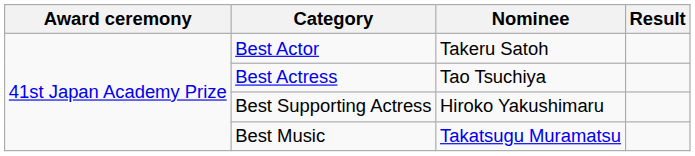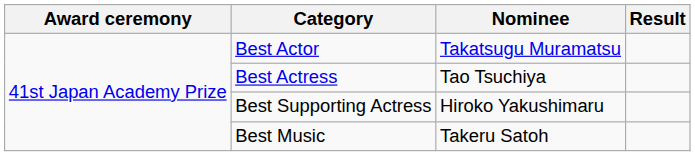(494, 48) Takeru Satoh -> (531, 48) Takatsugu Muramatsu
(531, 135) Takatsugu Muramatsu -> (494, 135) Takeru Satoh
